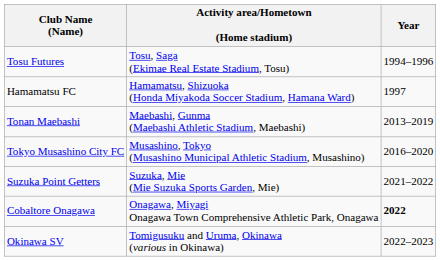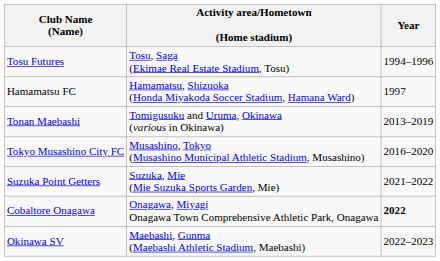(217, 121) Maebashi, Gunma (Maebashi Athletic Stadium, Maebashi) -> (206, 121) Tomigusuku and Uruma, Okinawa (various in Okinawa)
(206, 241) Tomigusuku and Uruma, Okinawa (various in Okinawa) -> (217, 241) Maebashi, Gunma (Maebashi Athletic Stadium, Maebashi)
